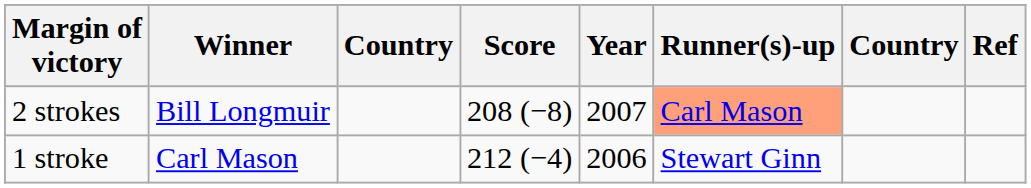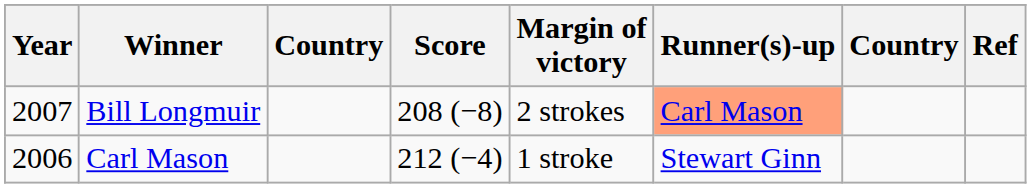columns swapped: (616, 45) <-> (77, 45)
